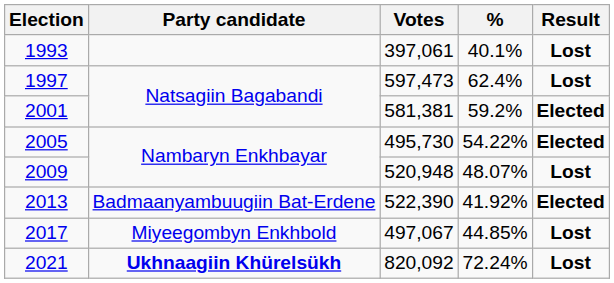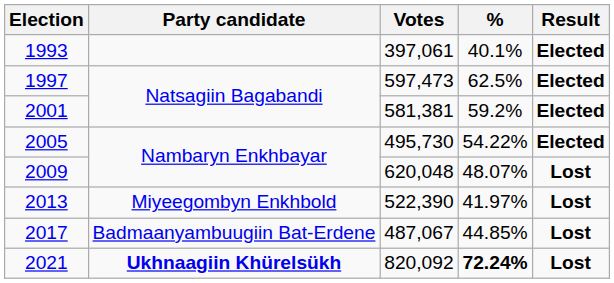(571, 50) Lost -> (571, 50) Elected
(495, 80) 62.4% -> (495, 80) 62.5%
(571, 80) Lost -> (571, 80) Elected
(419, 171) 520,948 -> (419, 171) 620,048
(234, 202) Badmaanyambuugiin Bat-Erdene -> (234, 202) Miyeegombyn Enkhbold
(495, 202) 41.92% -> (495, 202) 41.97%
(571, 202) Elected -> (571, 202) Lost
(234, 232) Miyeegombyn Enkhbold -> (234, 232) Badmaanyambuugiin Bat-Erdene
(419, 232) 497,067 -> (419, 232) 487,067
(495, 263) normal -> (495, 263) bold
